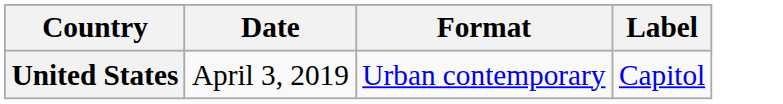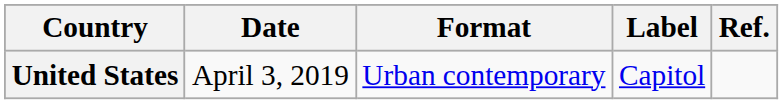+ column: (744, 27)
